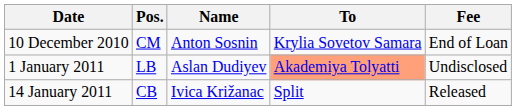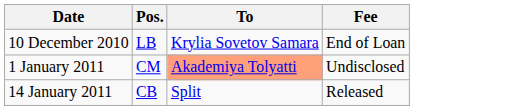- column: (219, 17)
(148, 42) CM -> (146, 42) LB
(146, 67) LB -> (148, 67) CM
